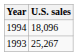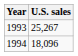rows swapped: (17, 43) <-> (17, 28)
